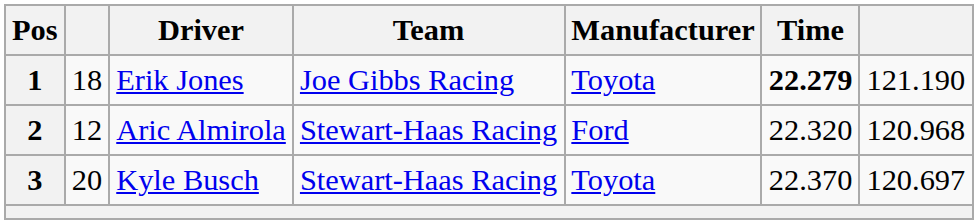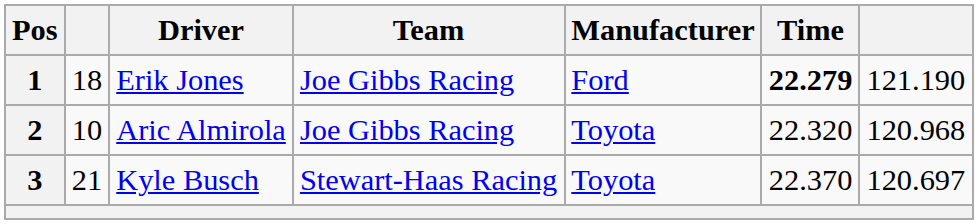(613, 79) Toyota -> (600, 79) Ford
(87, 130) 12 -> (87, 130) 10
(429, 130) Stewart-Haas Racing -> (407, 130) Joe Gibbs Racing
(600, 130) Ford -> (613, 130) Toyota
(87, 180) 20 -> (87, 180) 21
